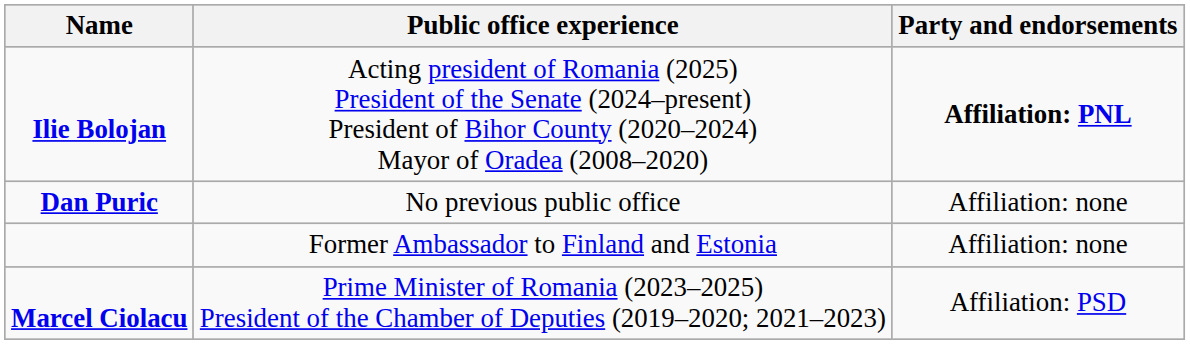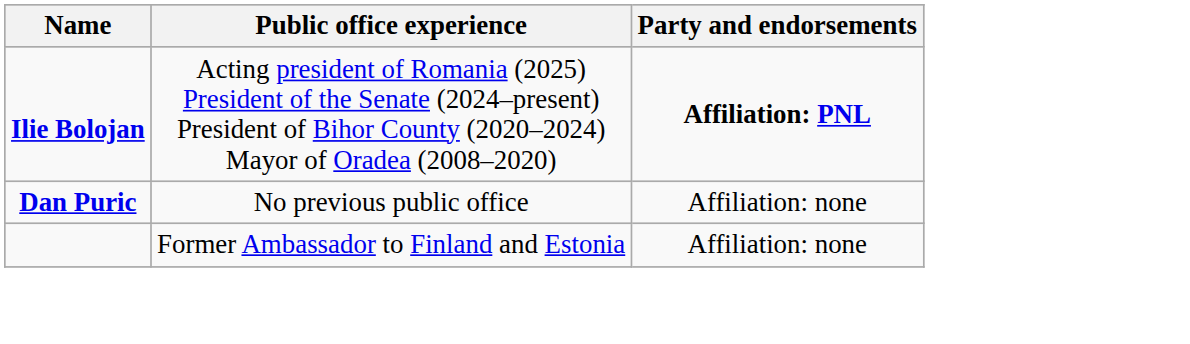- row: (99, 317)
